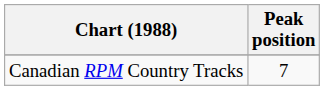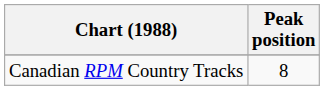(284, 70) 7 -> (284, 70) 8
